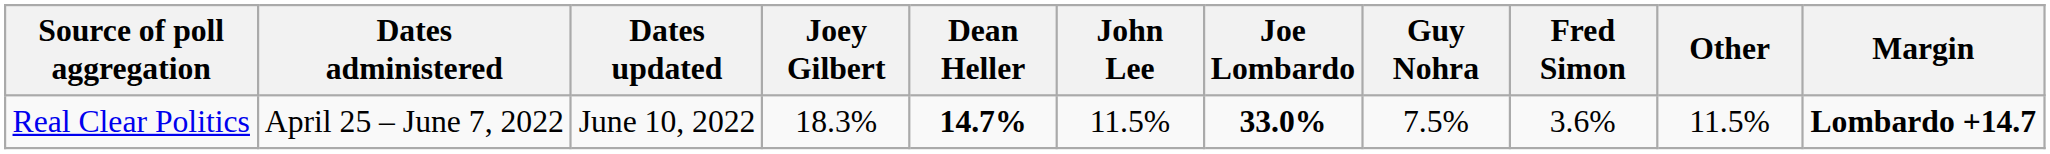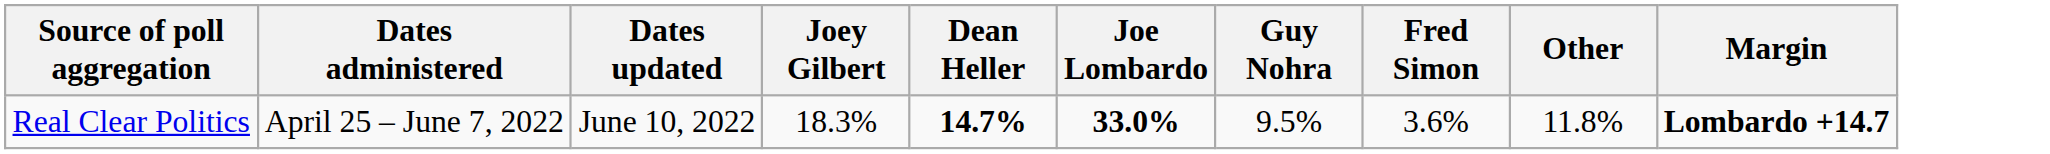- column: (1130, 49)
(1436, 120) 7.5% -> (1289, 120) 9.5%
(1730, 120) 11.5% -> (1583, 120) 11.8%
